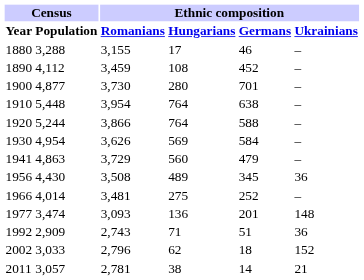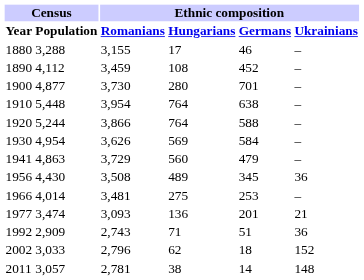(249, 195) 252 -> (249, 195) 253
(304, 213) 148 -> (301, 213) 21
(301, 268) 21 -> (304, 268) 148
